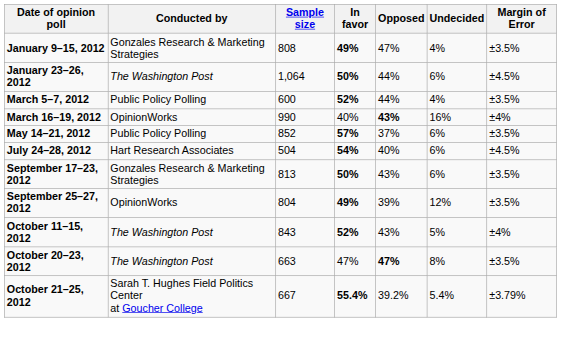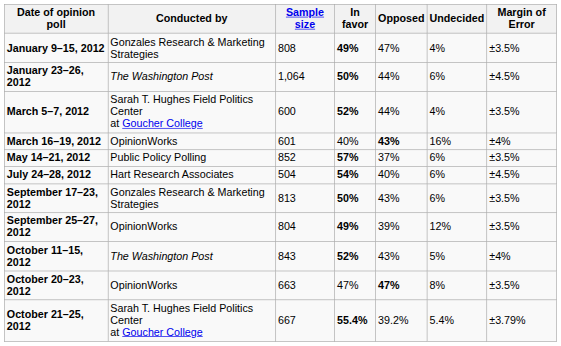(158, 100) Public Policy Polling -> (182, 112) Sarah T. Hughes Field Politics Center at Goucher College
(287, 117) 990 -> (287, 141) 601
(161, 261) The Washington Post -> (144, 285) OpinionWorks
